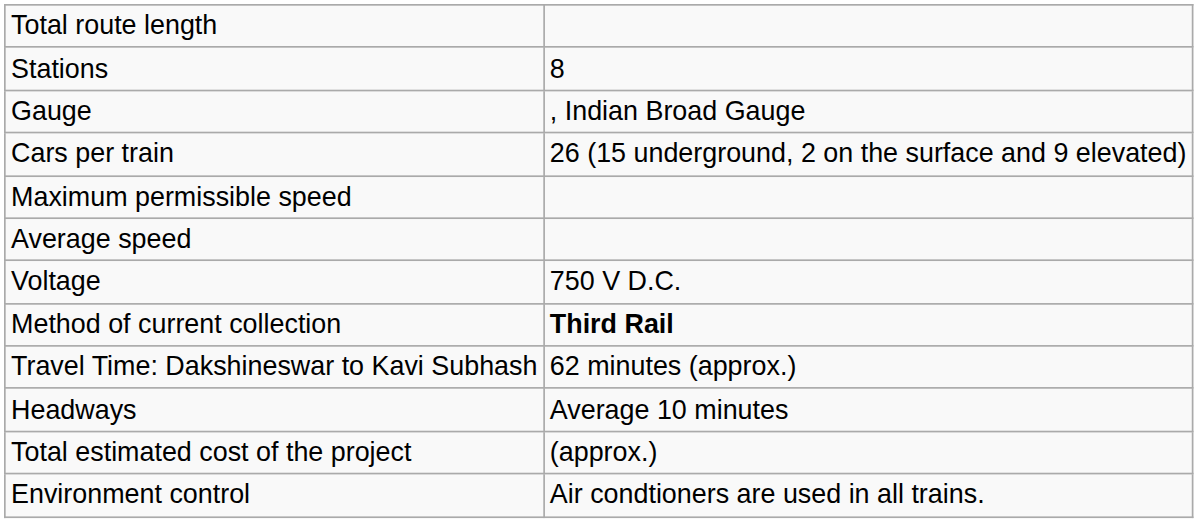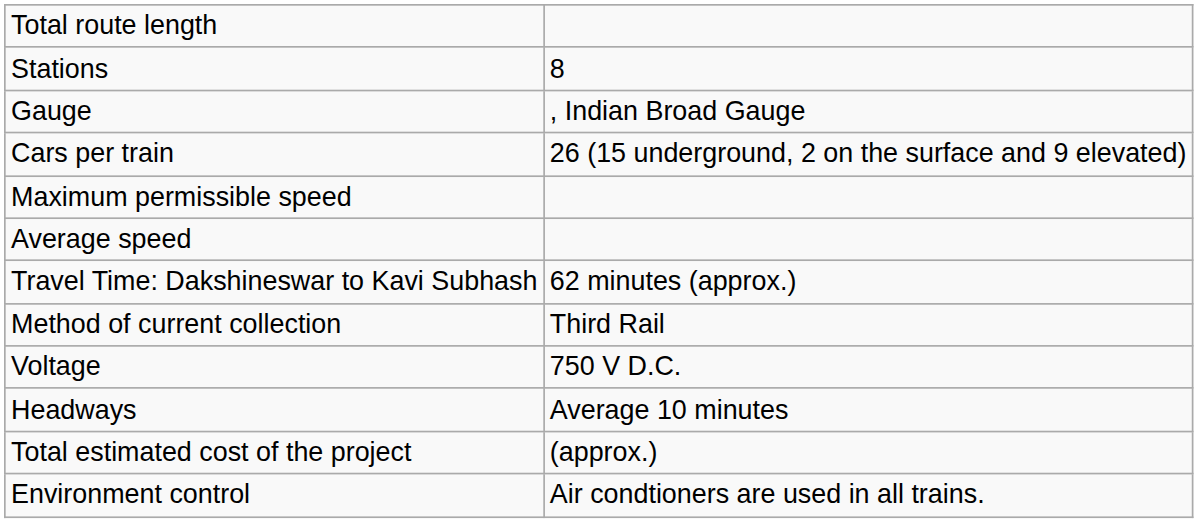rows swapped: (56, 281) <-> (274, 366)
(612, 324) bold -> (607, 324) normal
